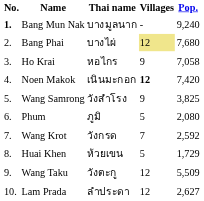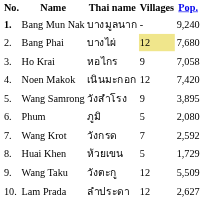(145, 79) bold -> (145, 79) normal
(188, 98) 3,825 -> (188, 98) 3,895
